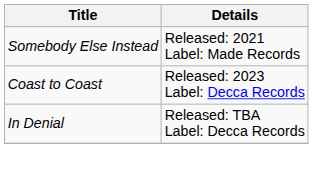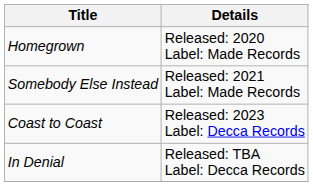+ row: (46, 46)
